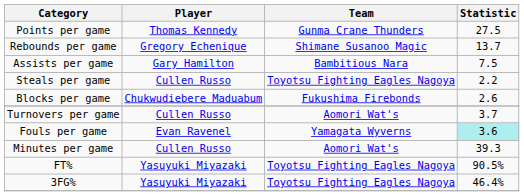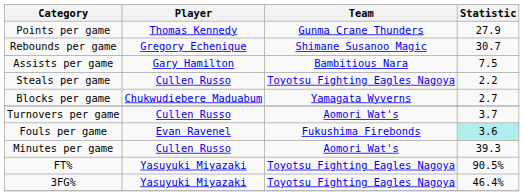(488, 30) 27.5 -> (488, 30) 27.9
(488, 47) 13.7 -> (488, 47) 30.7
(361, 98) Fukushima Firebonds -> (361, 98) Yamagata Wyverns
(488, 98) 2.6 -> (488, 98) 2.7
(361, 132) Yamagata Wyverns -> (361, 132) Fukushima Firebonds
